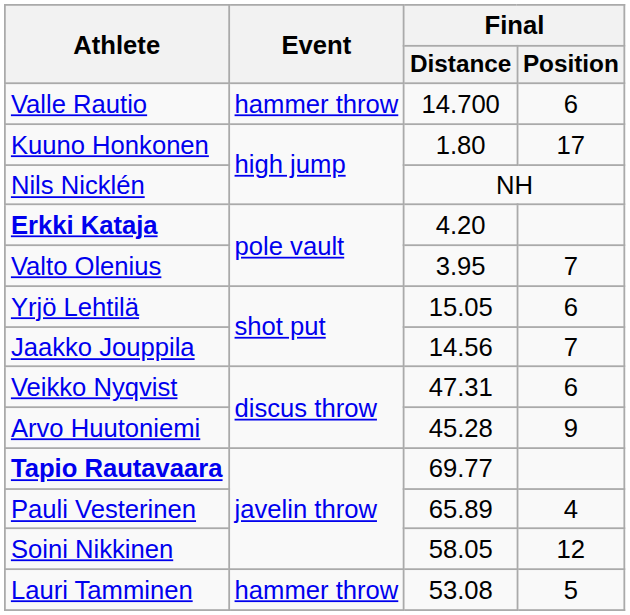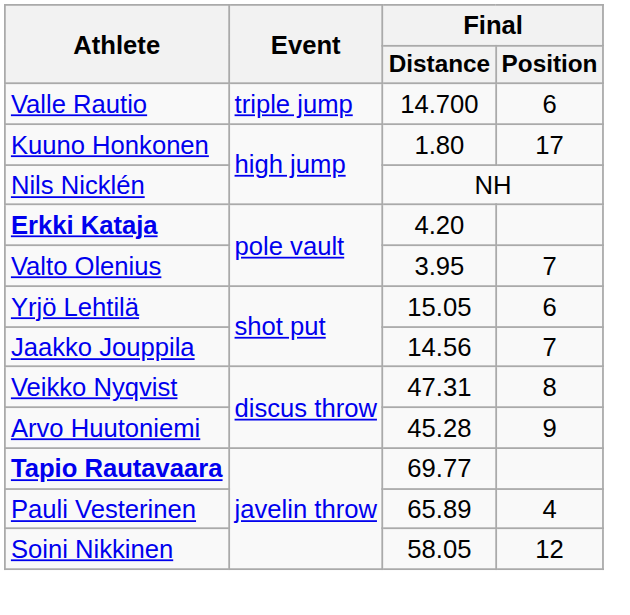(316, 104) hammer throw -> (294, 104) triple jump
(571, 388) 6 -> (550, 388) 8
- row: (102, 590)
